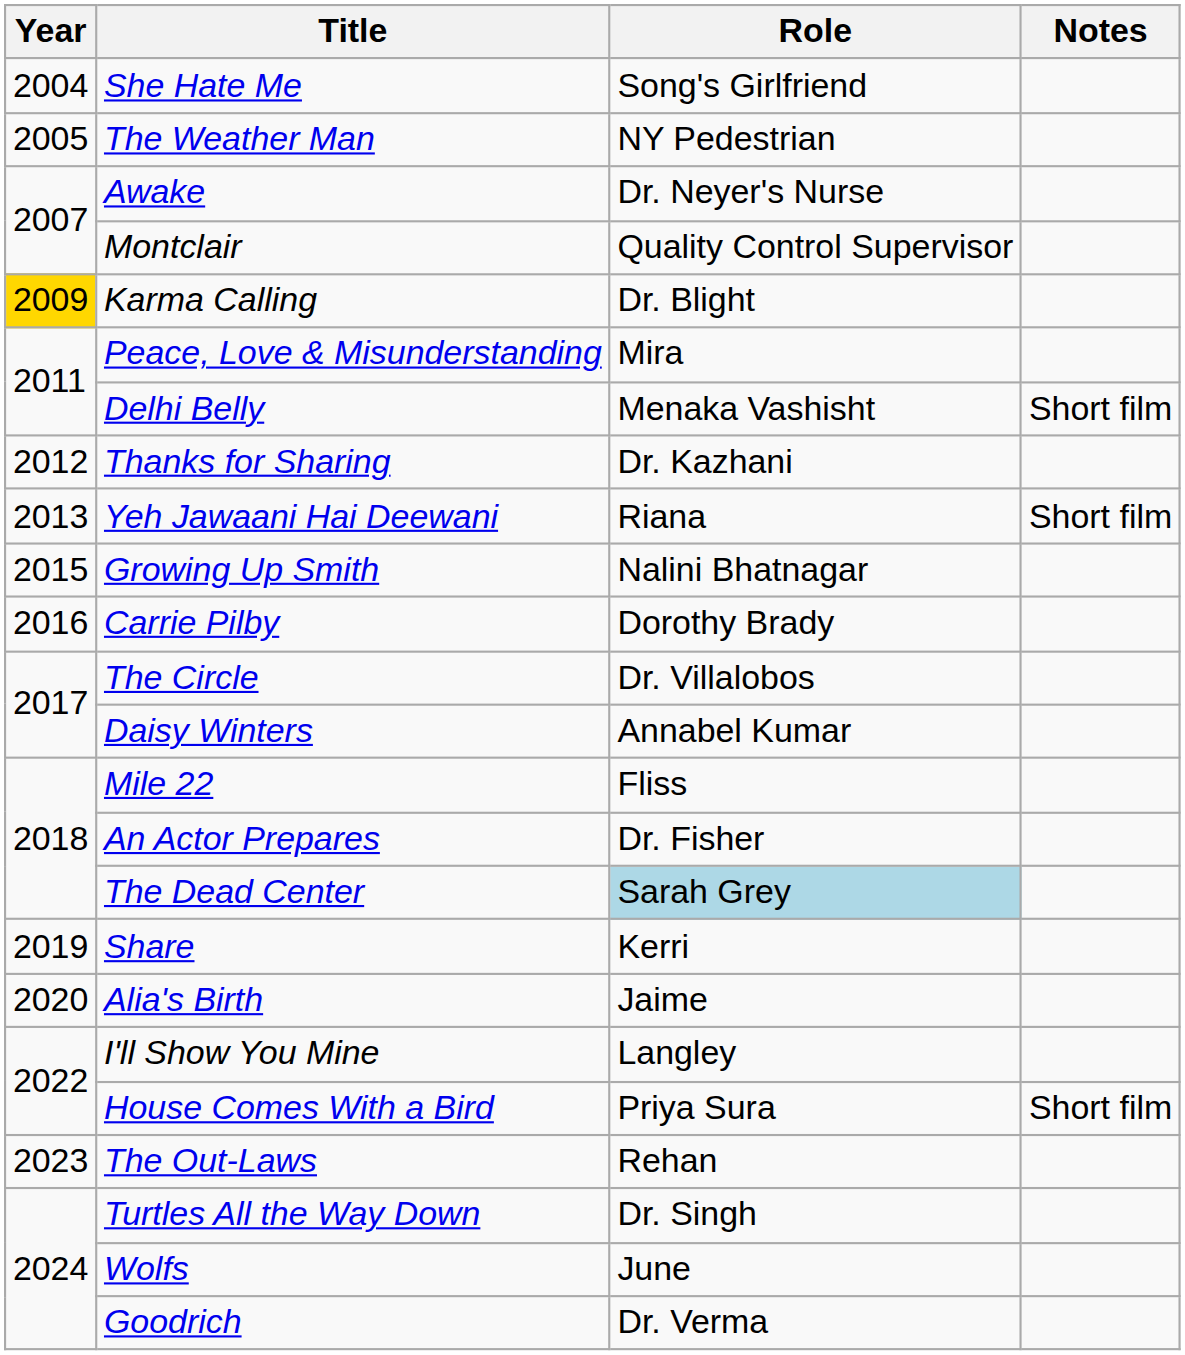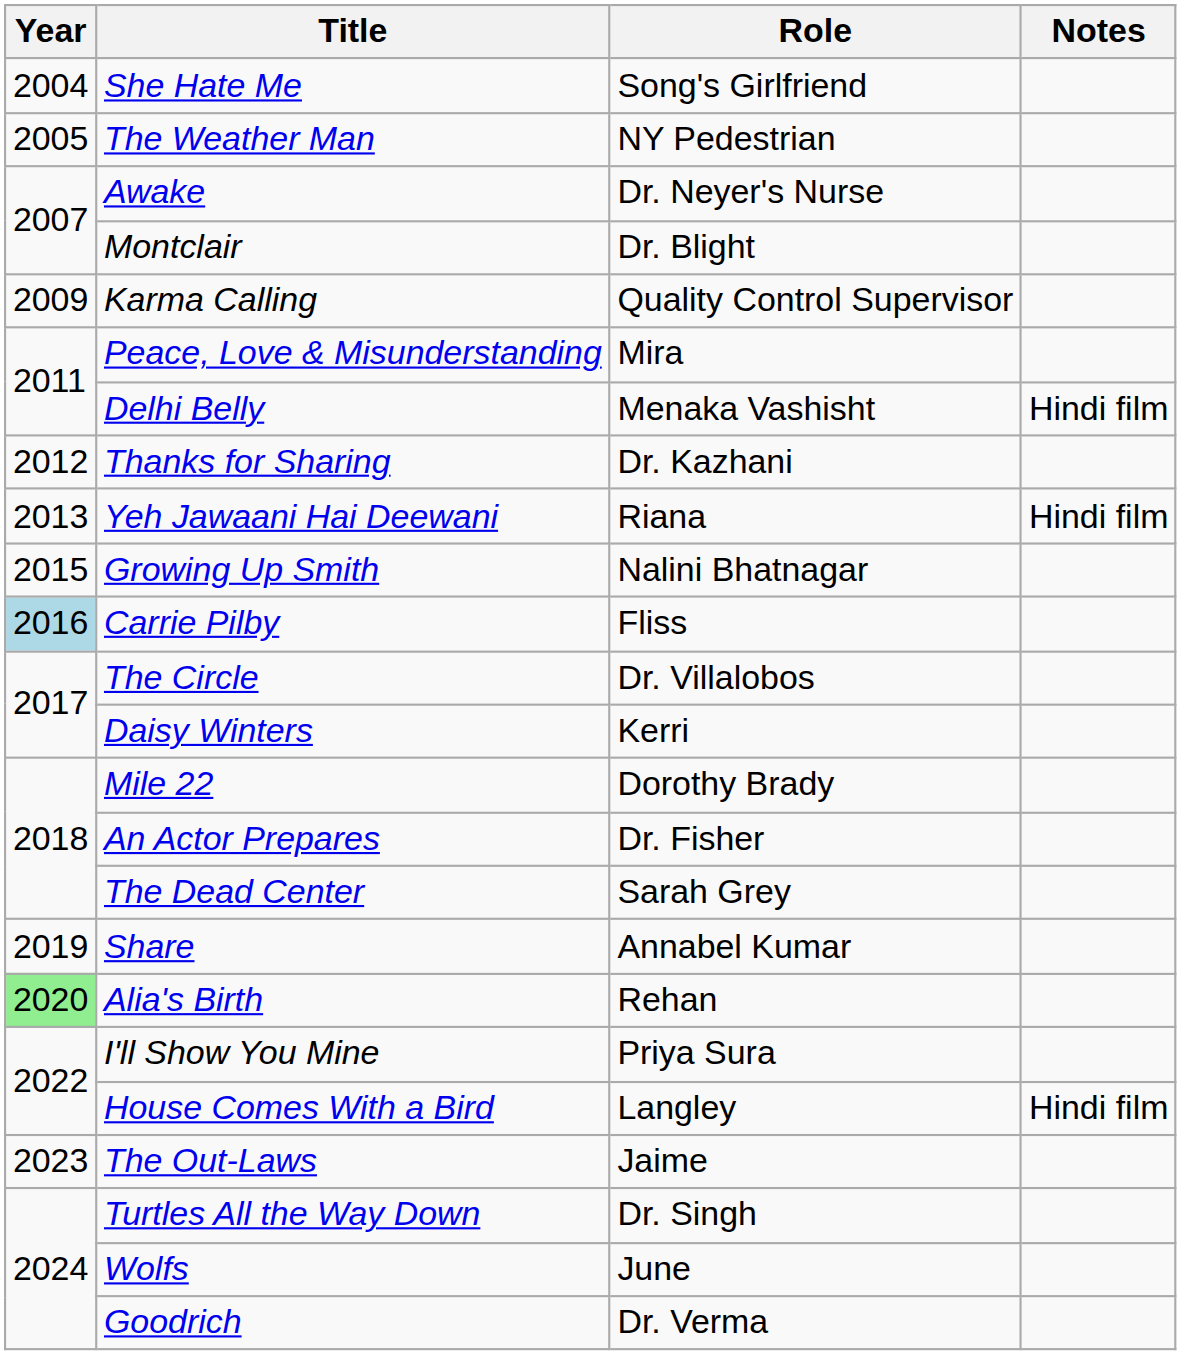(815, 246) Quality Control Supervisor -> (686, 246) Dr. Blight
(51, 300) gold background -> (51, 300) no background
(686, 300) Dr. Blight -> (815, 300) Quality Control Supervisor
(1101, 407) Short film -> (1099, 407) Hindi film
(1101, 515) Short film -> (1099, 515) Hindi film
(51, 623) no background -> (51, 623) lightblue background
(726, 623) Dorothy Brady -> (652, 623) Fliss
(734, 730) Annabel Kumar -> (653, 730) Kerri
(652, 784) Fliss -> (726, 784) Dorothy Brady
(704, 892) lightblue background -> (704, 892) no background
(653, 945) Kerri -> (734, 945) Annabel Kumar
(51, 999) no background -> (51, 999) lightgreen background
(663, 999) Jaime -> (667, 999) Rehan
(677, 1053) Langley -> (697, 1053) Priya Sura
(697, 1107) Priya Sura -> (677, 1107) Langley
(1101, 1107) Short film -> (1099, 1107) Hindi film
(667, 1161) Rehan -> (663, 1161) Jaime
